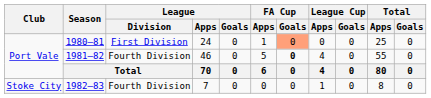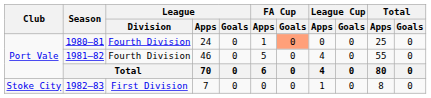(149, 41) First Division -> (149, 41) Fourth Division
(293, 56) bold -> (293, 56) normal
(149, 86) Fourth Division -> (149, 86) First Division
